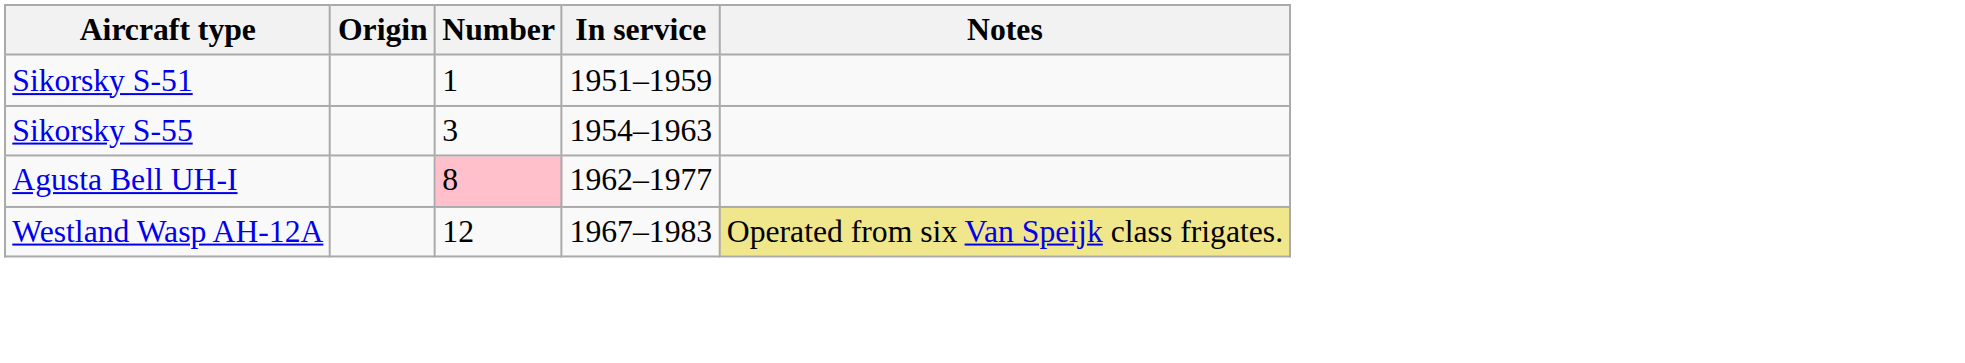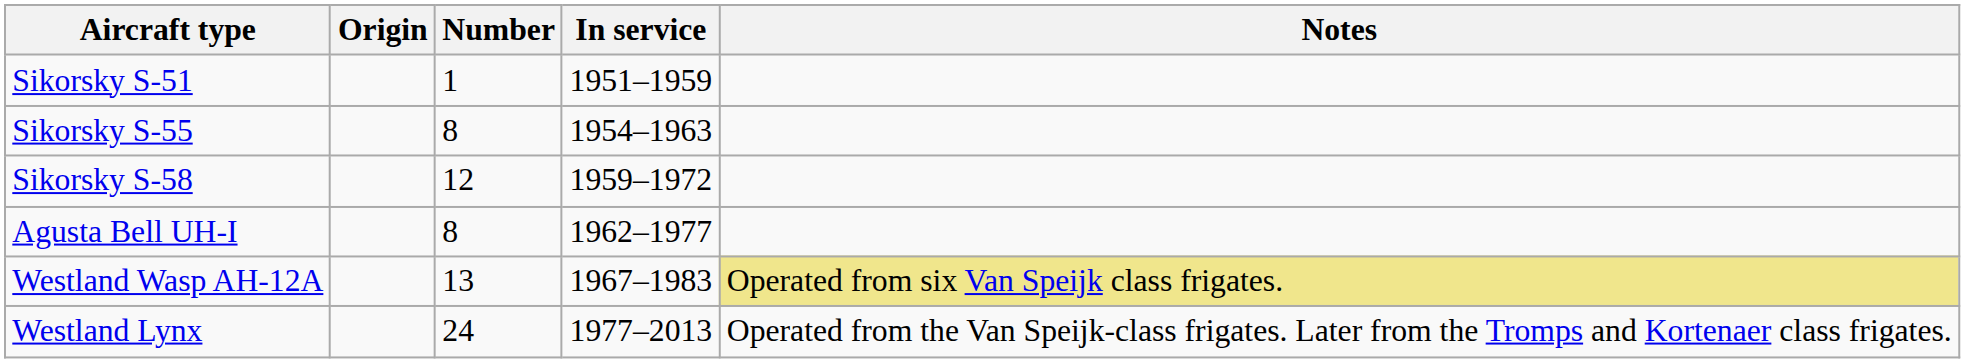(450, 130) 3 -> (450, 130) 8
+ row: (103, 180)
(450, 180) pink background -> (450, 230) no background
(458, 230) 12 -> (458, 280) 13
+ row: (107, 331)
